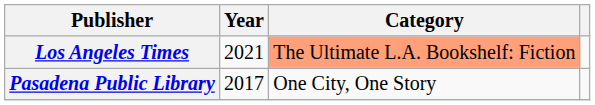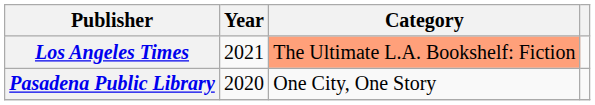(244, 83) 2017 -> (244, 83) 2020
